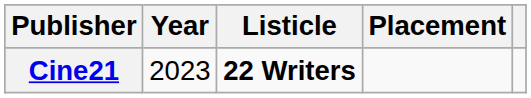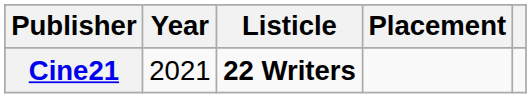(180, 69) 2023 -> (180, 69) 2021
